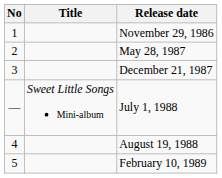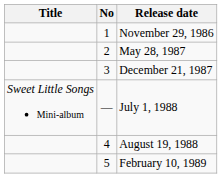columns swapped: (14, 13) <-> (70, 13)
